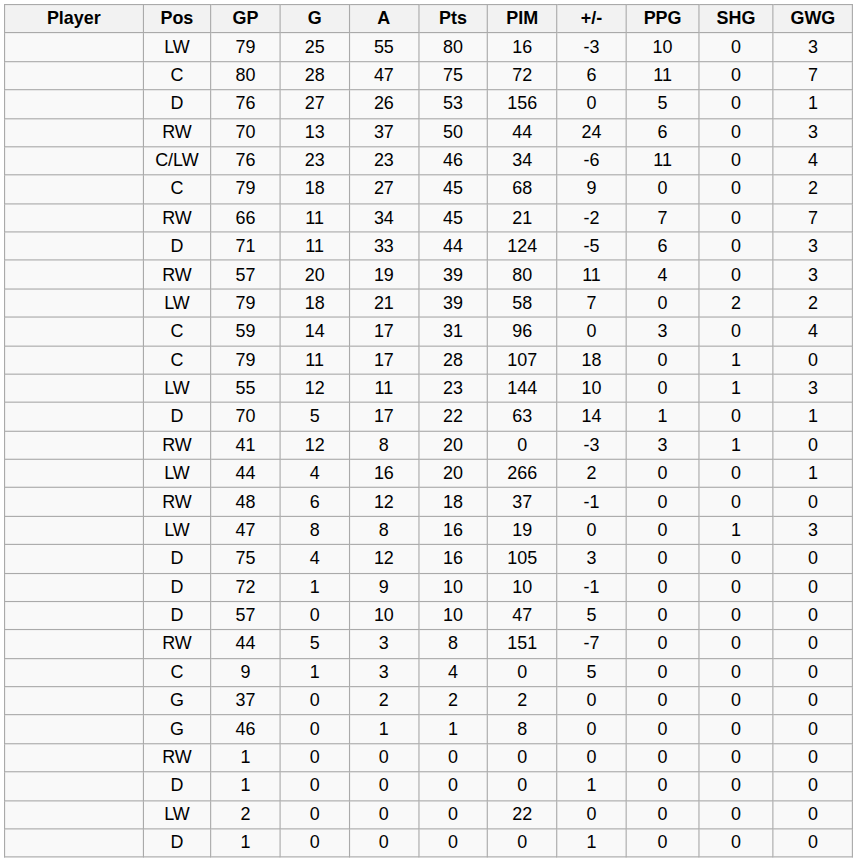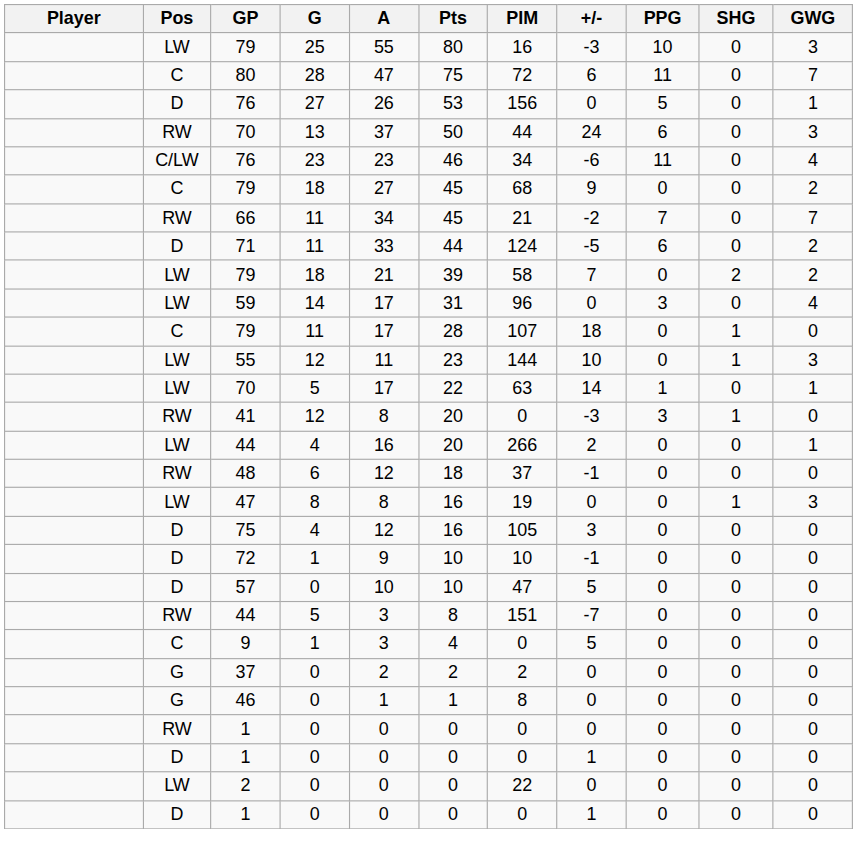(813, 246) 3 -> (813, 246) 2
- row: (245, 274)
(177, 331) C -> (177, 302) LW
(177, 416) D -> (177, 388) LW
